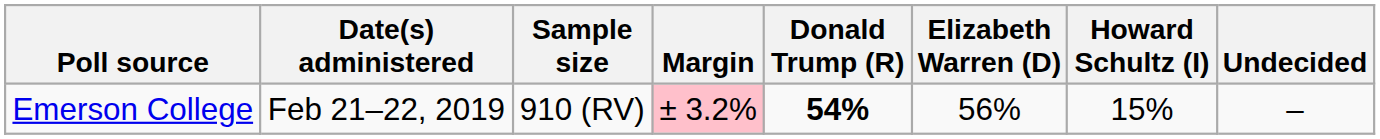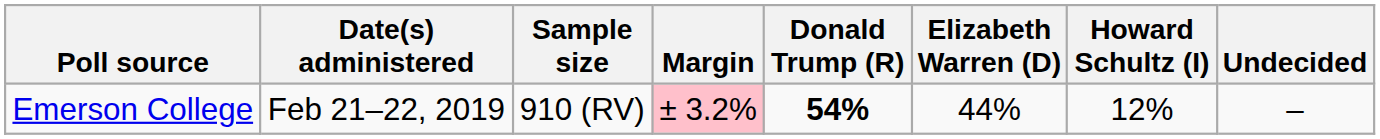(989, 109) 56% -> (989, 109) 44%
(1142, 109) 15% -> (1142, 109) 12%
